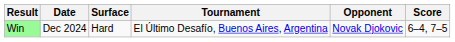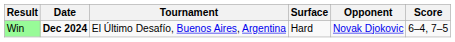columns swapped: (231, 12) <-> (110, 12)
(65, 28) normal -> (65, 28) bold
